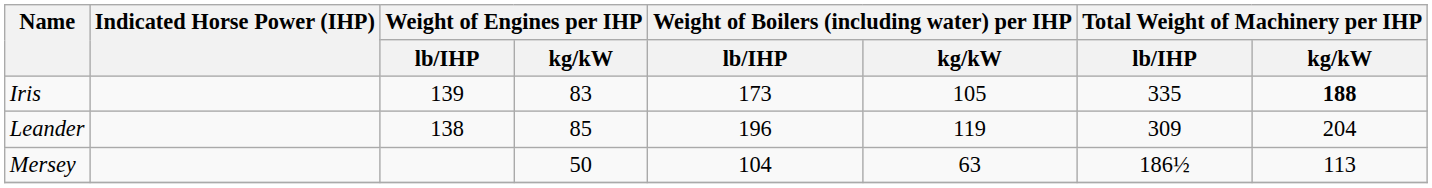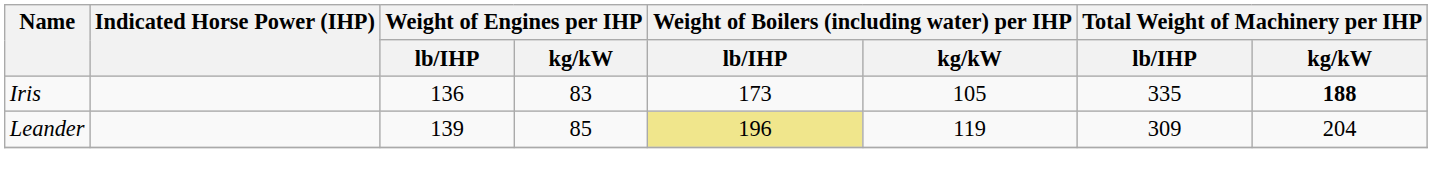(447, 93) 139 -> (447, 93) 136
(447, 128) 138 -> (447, 128) 139
(755, 128) no background -> (755, 128) khaki background
- row: (43, 164)
